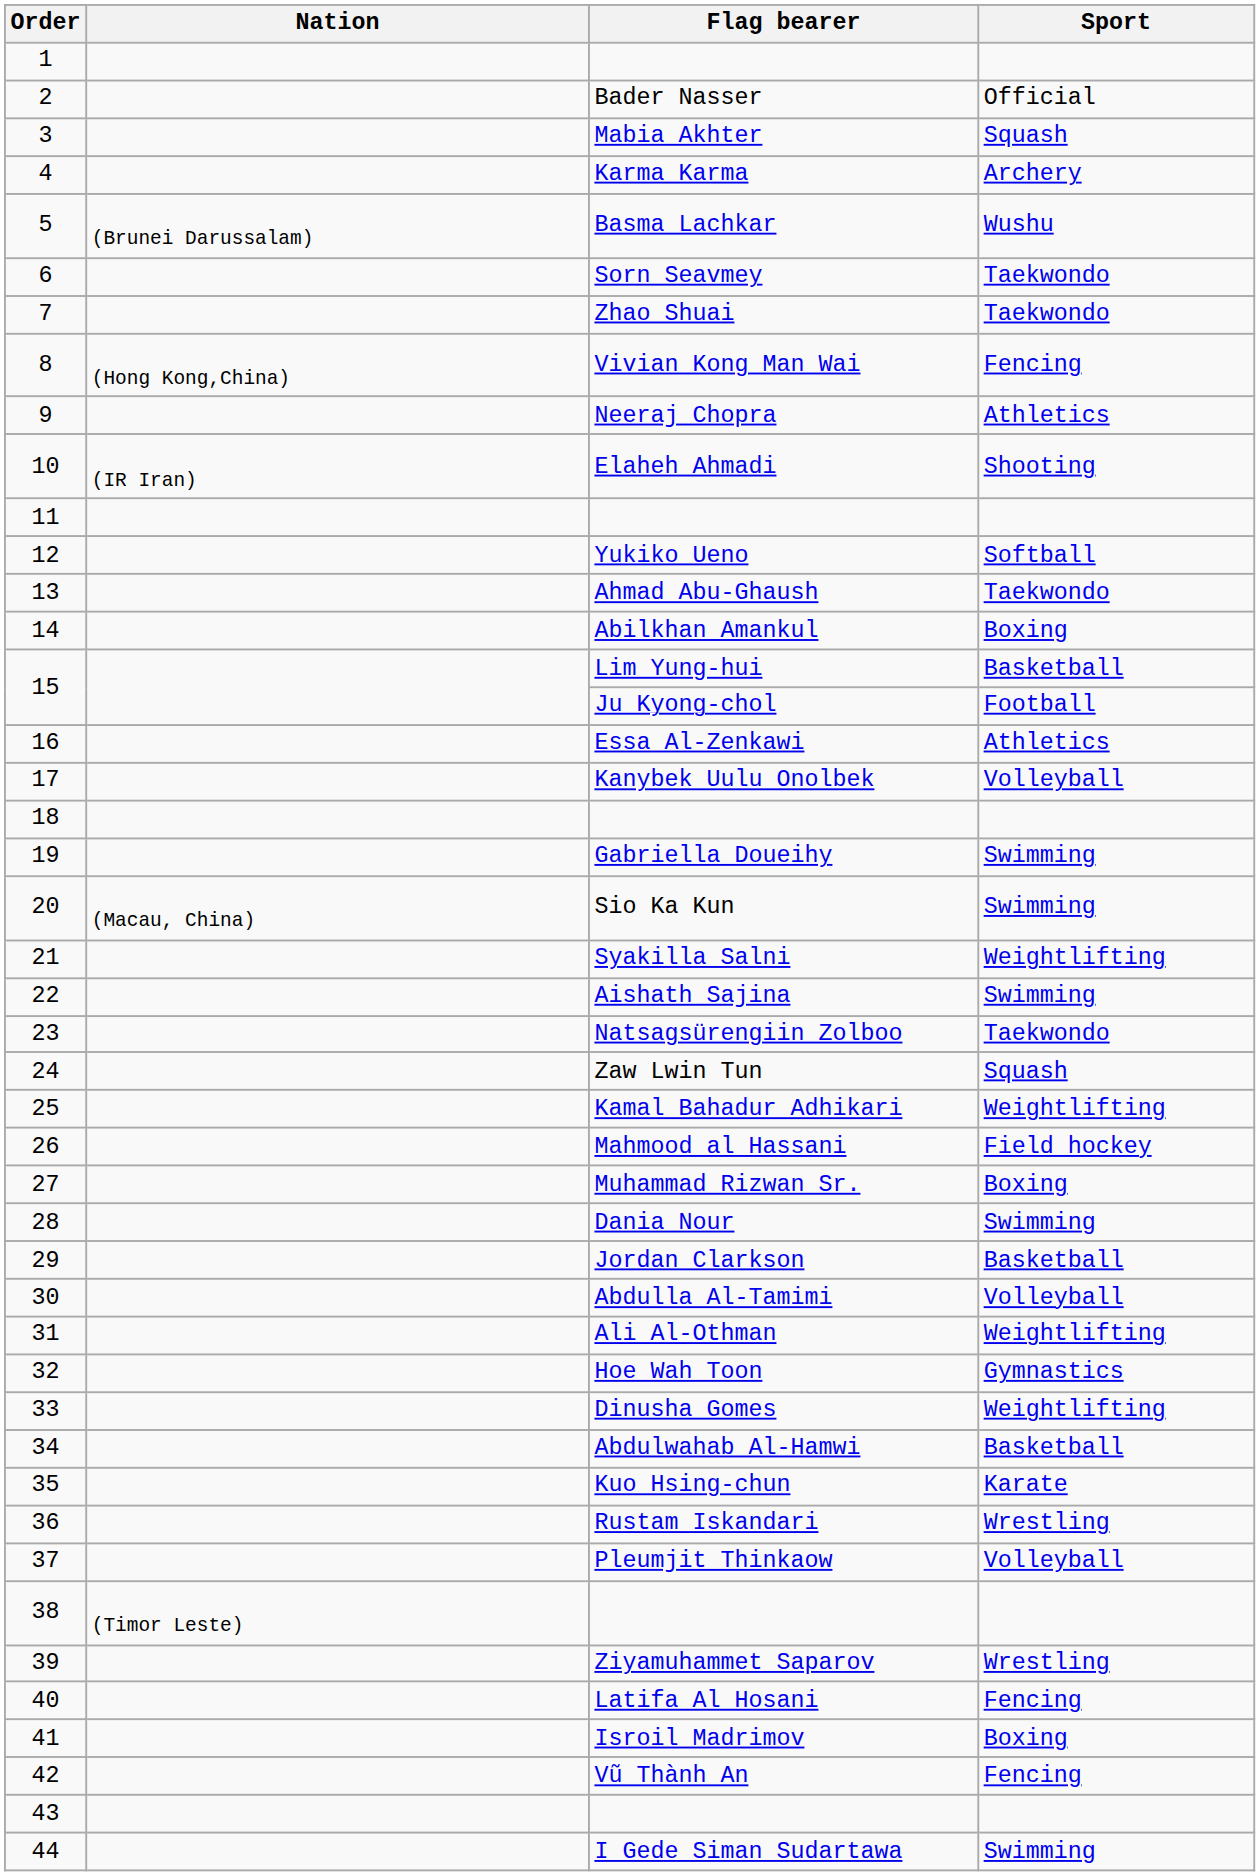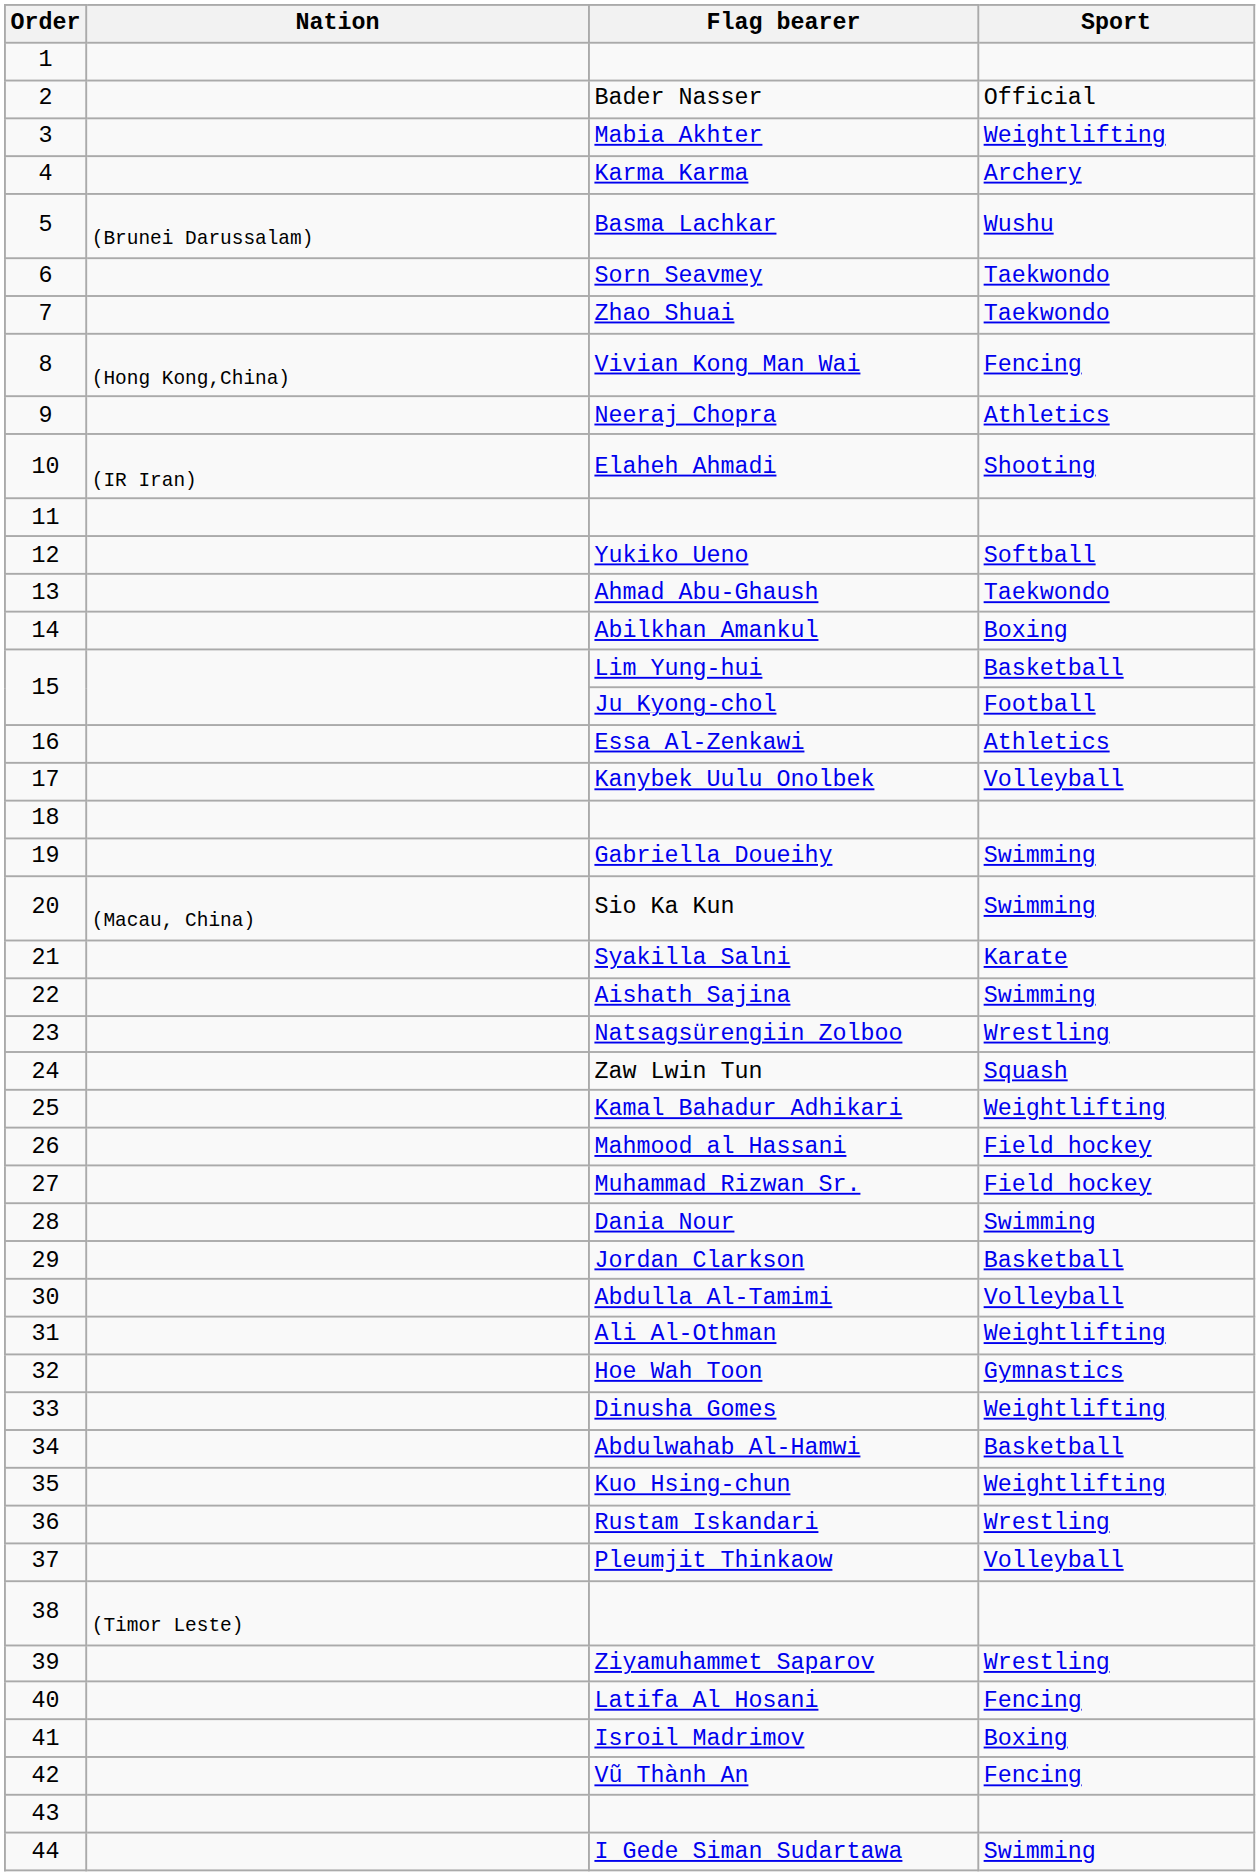(1026, 137) Squash -> (1075, 137) Weightlifting
(1075, 959) Weightlifting -> (1026, 959) Karate
(1047, 1034) Taekwondo -> (1047, 1034) Wrestling
(1026, 1185) Boxing -> (1068, 1185) Field hockey
(1026, 1487) Karate -> (1075, 1487) Weightlifting
